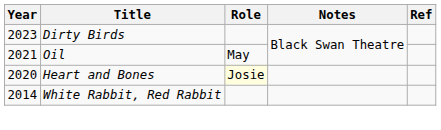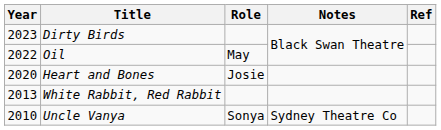(22, 55) 2021 -> (22, 55) 2022
(246, 75) lightyellow background -> (246, 75) no background
(22, 95) 2014 -> (22, 95) 2013
+ row: (84, 115)
